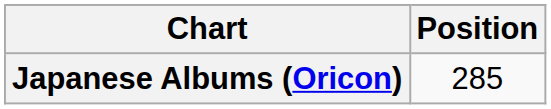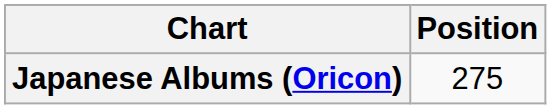(477, 77) 285 -> (477, 77) 275
